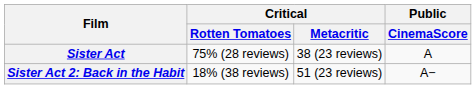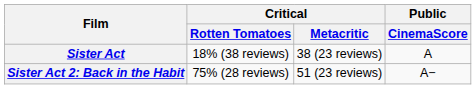(241, 53) 75% (28 reviews) -> (241, 53) 18% (38 reviews)
(241, 73) 18% (38 reviews) -> (241, 73) 75% (28 reviews)
